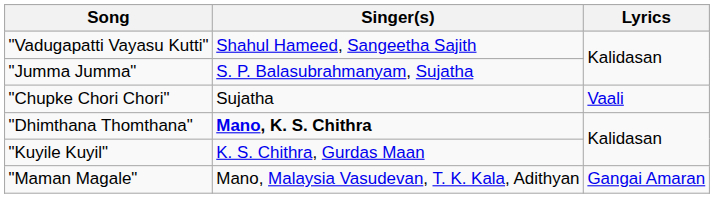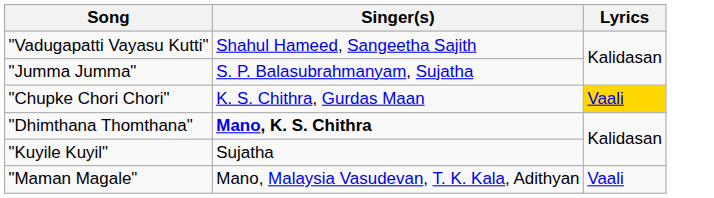(245, 98) Sujatha -> (320, 98) K. S. Chithra, Gurdas Maan
(606, 98) no background -> (606, 98) gold background
(320, 152) K. S. Chithra, Gurdas Maan -> (245, 152) Sujatha
(646, 179) Gangai Amaran -> (606, 179) Vaali
